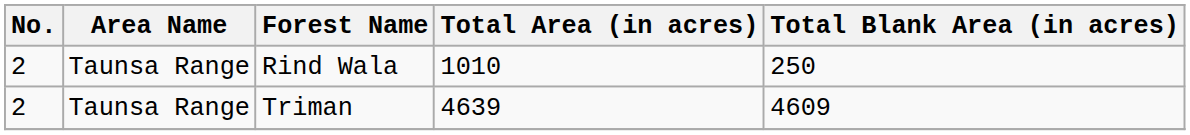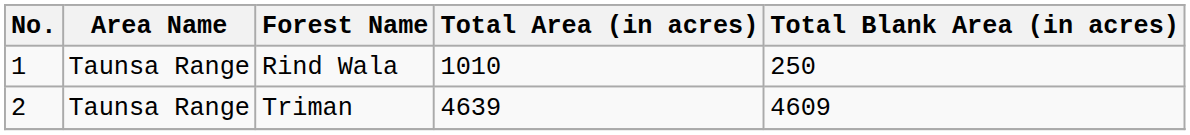(19, 67) 2 -> (19, 67) 1
